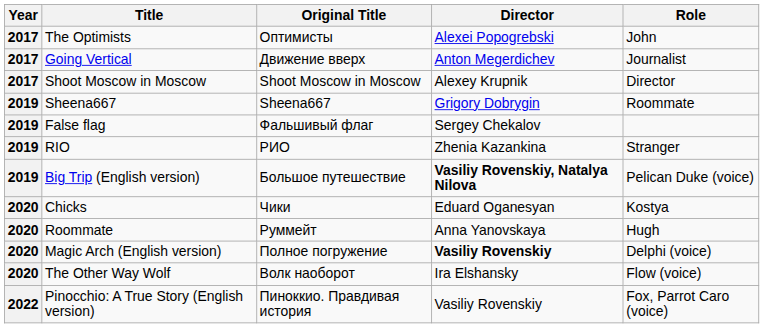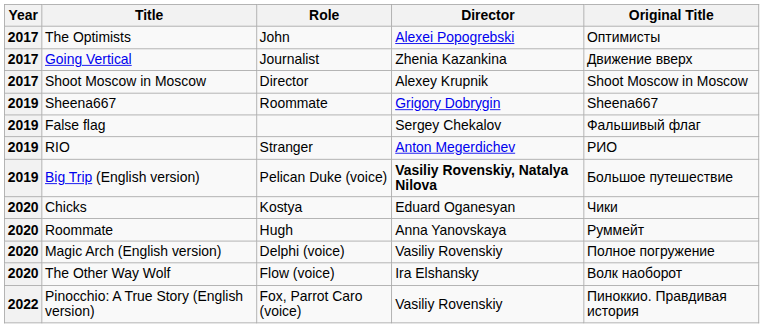columns swapped: (344, 15) <-> (691, 15)
(495, 59) Anton Megerdichev -> (451, 59) Zhenia Kazankina
(490, 147) Zhenia Kazankina -> (455, 147) Anton Megerdichev
(493, 251) bold -> (449, 251) normal
